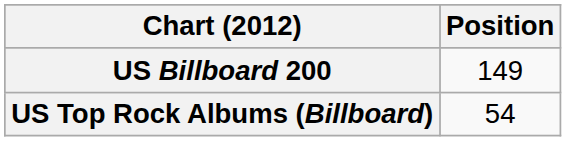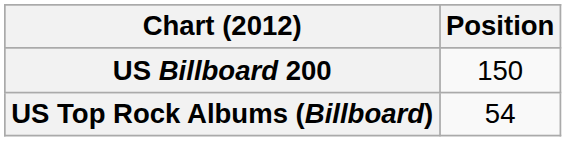(500, 69) 149 -> (500, 69) 150
